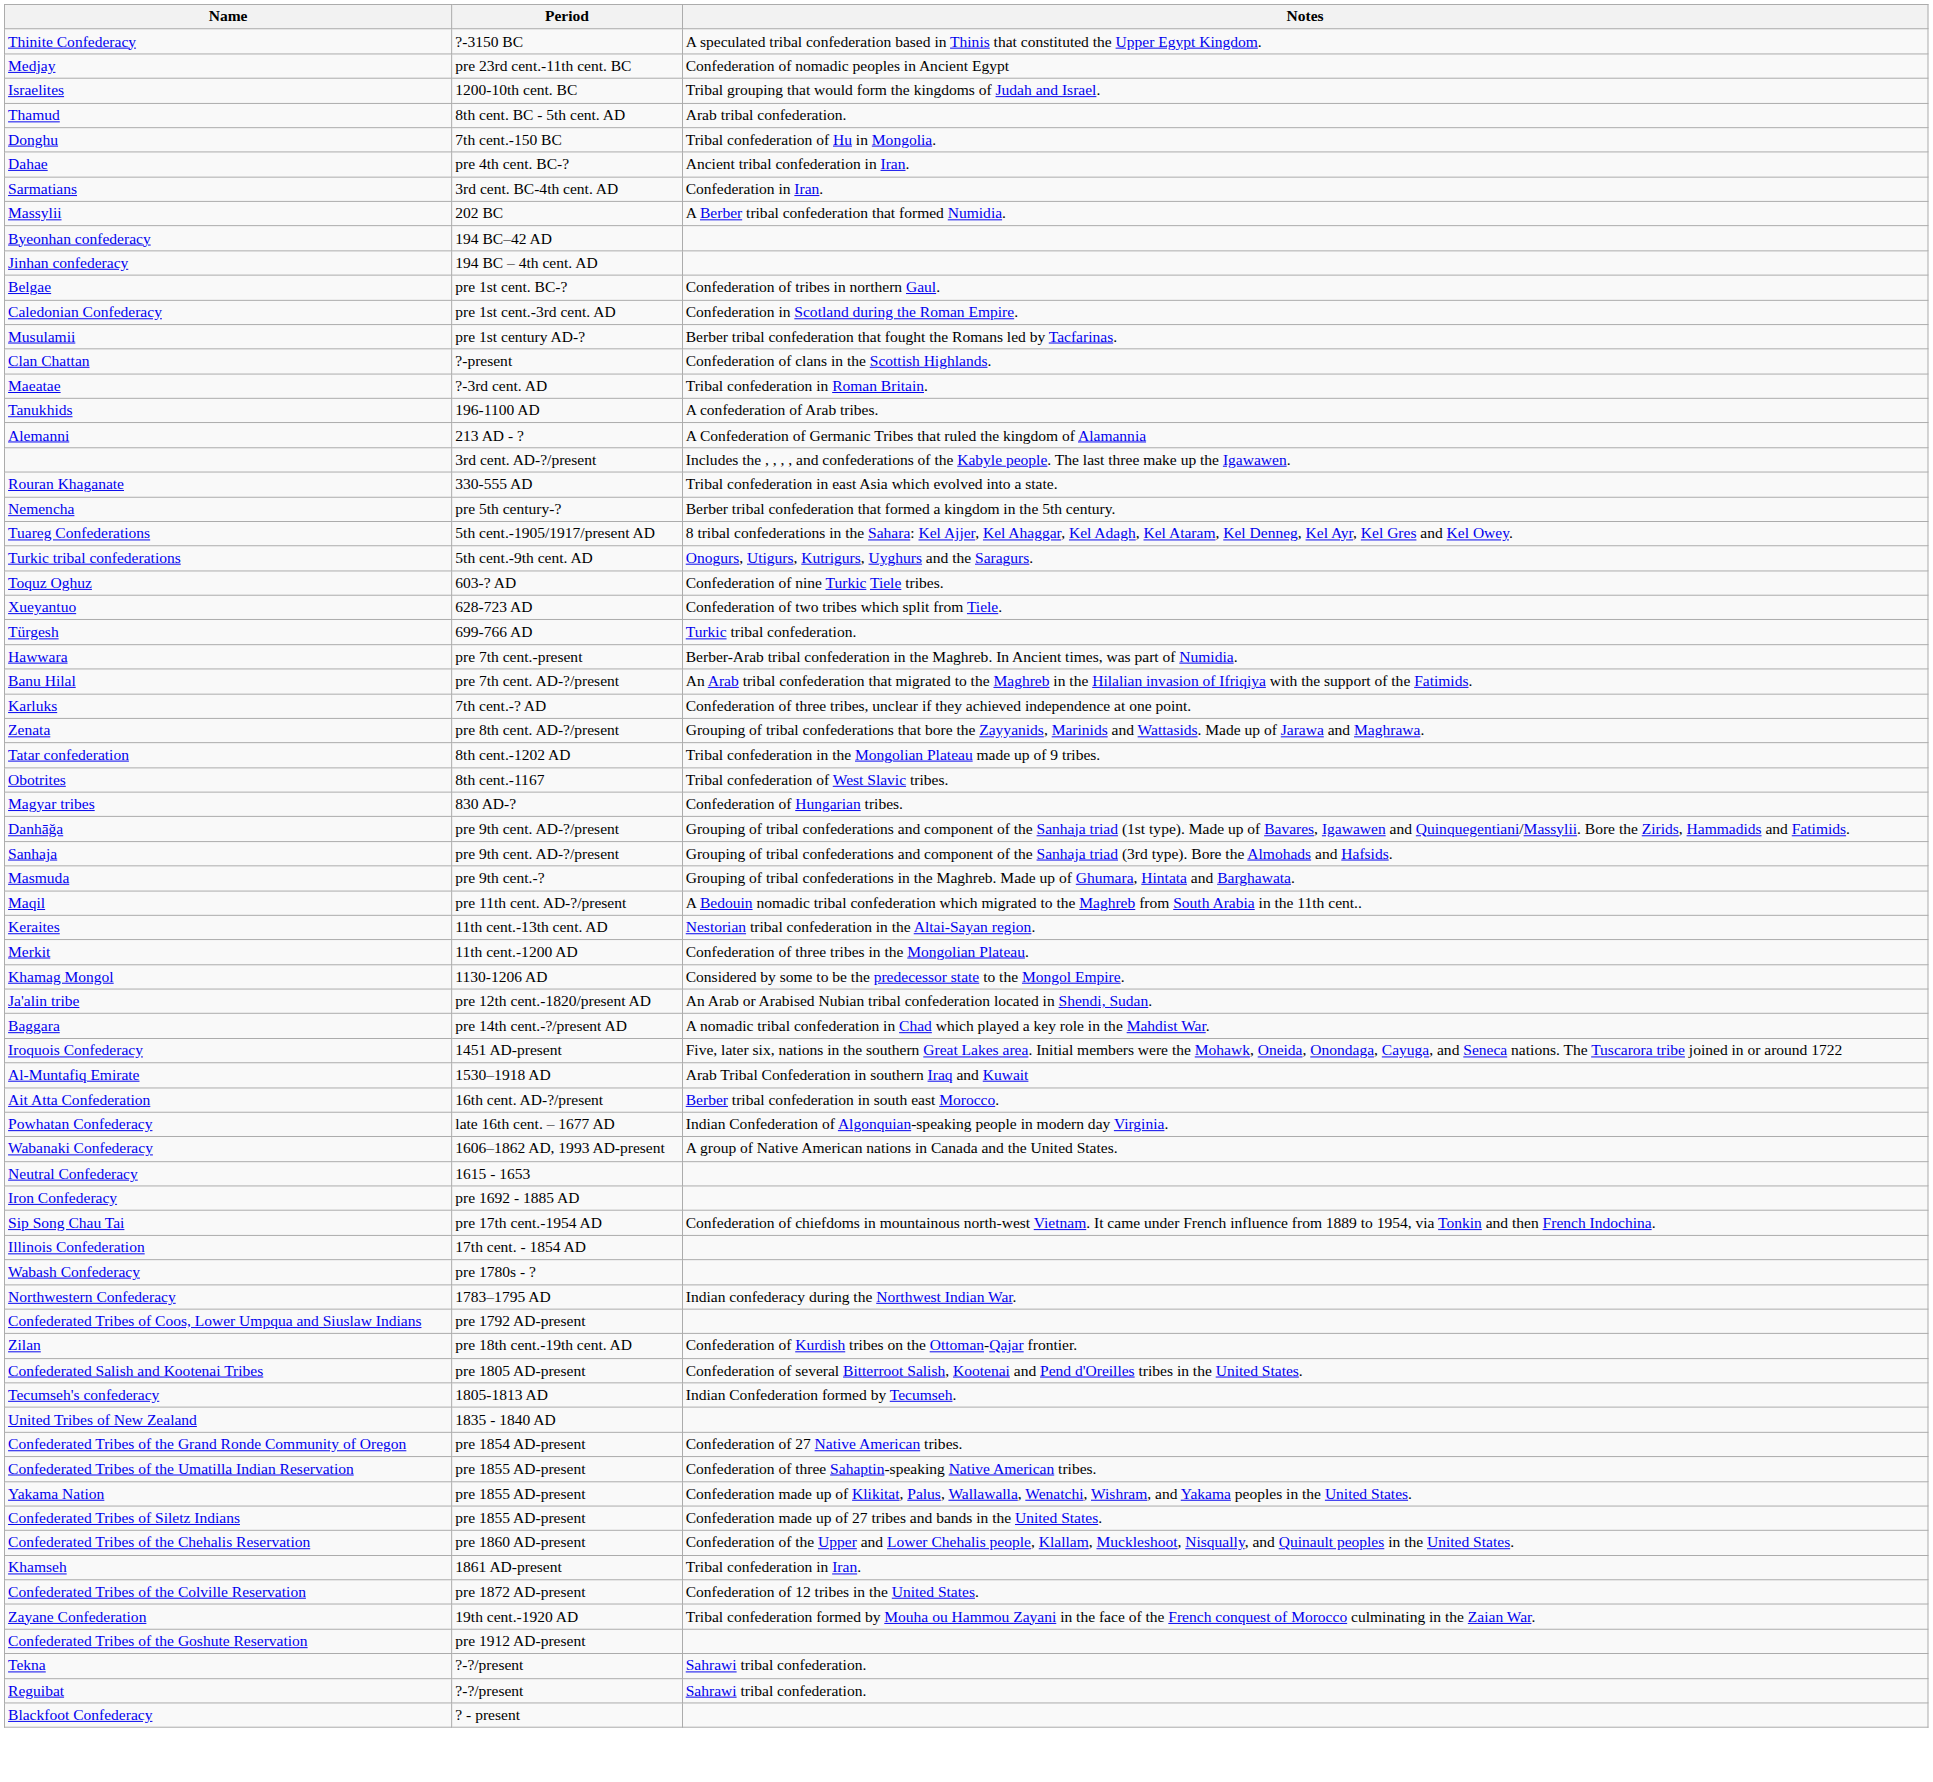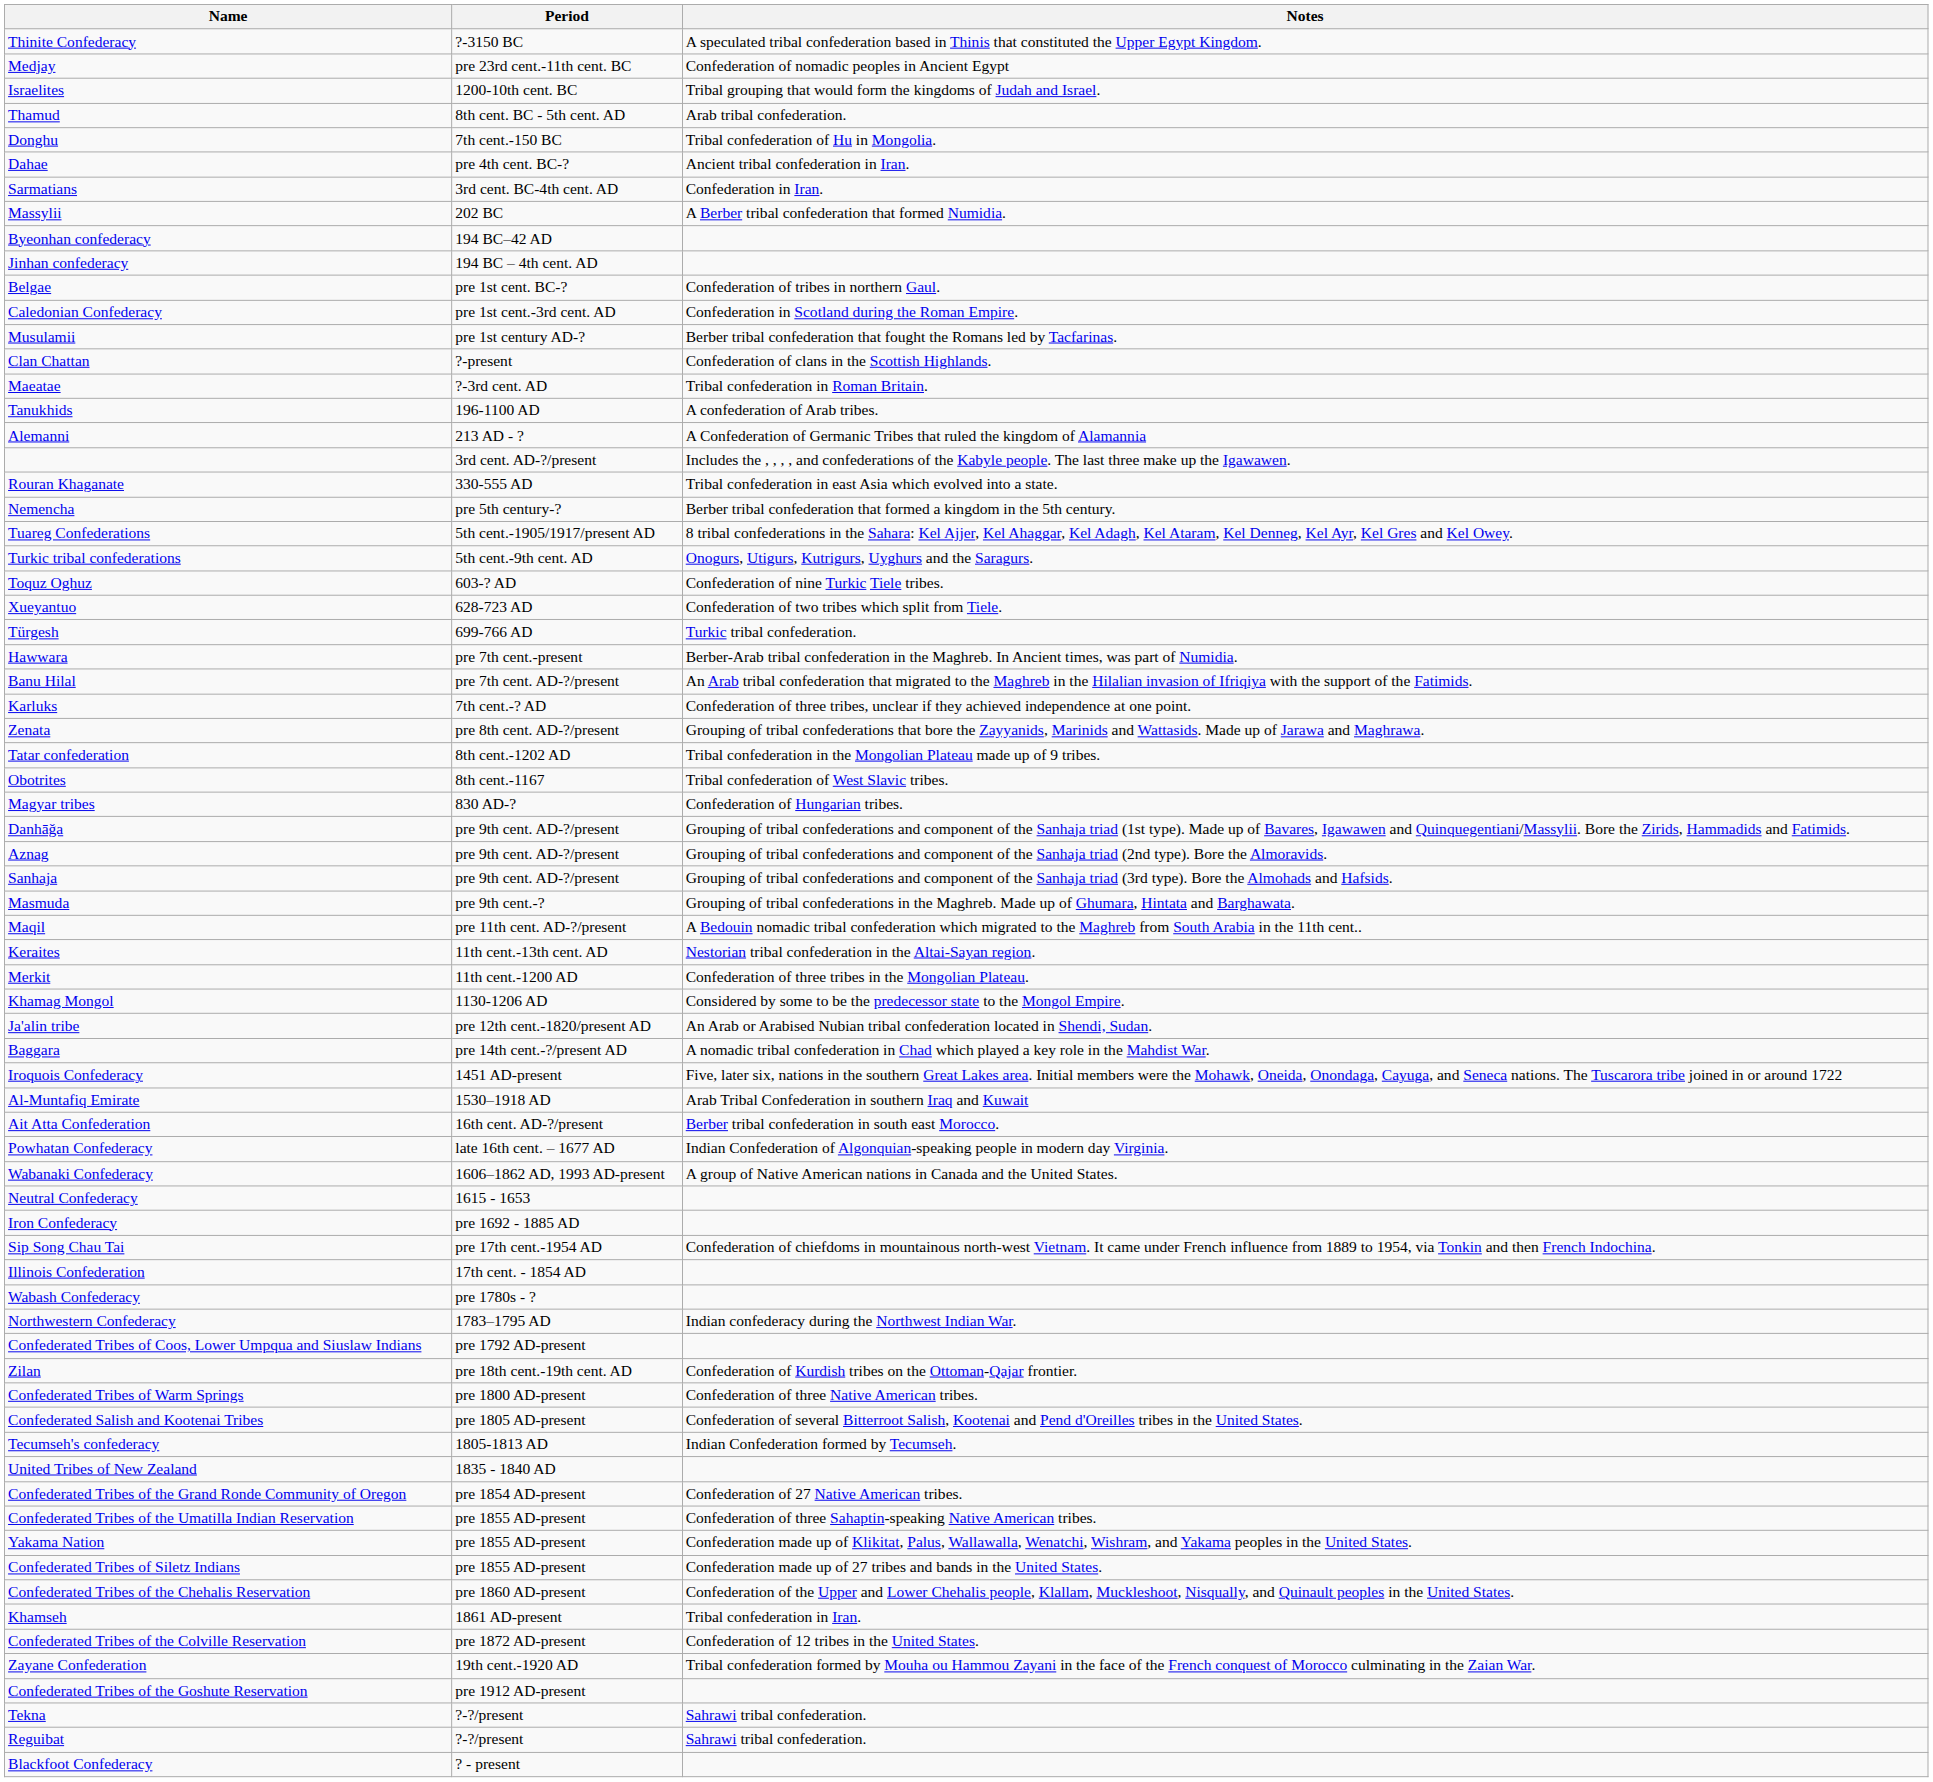+ row: (28, 853)
+ row: (126, 1395)
